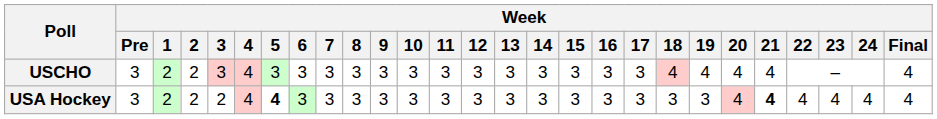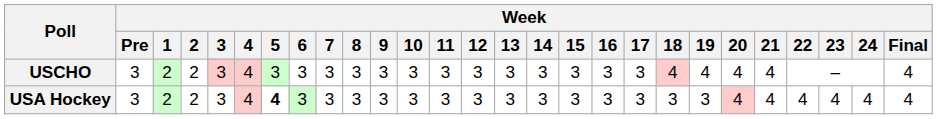(221, 99) 2 -> (221, 99) 3
(770, 99) bold -> (770, 99) normal
